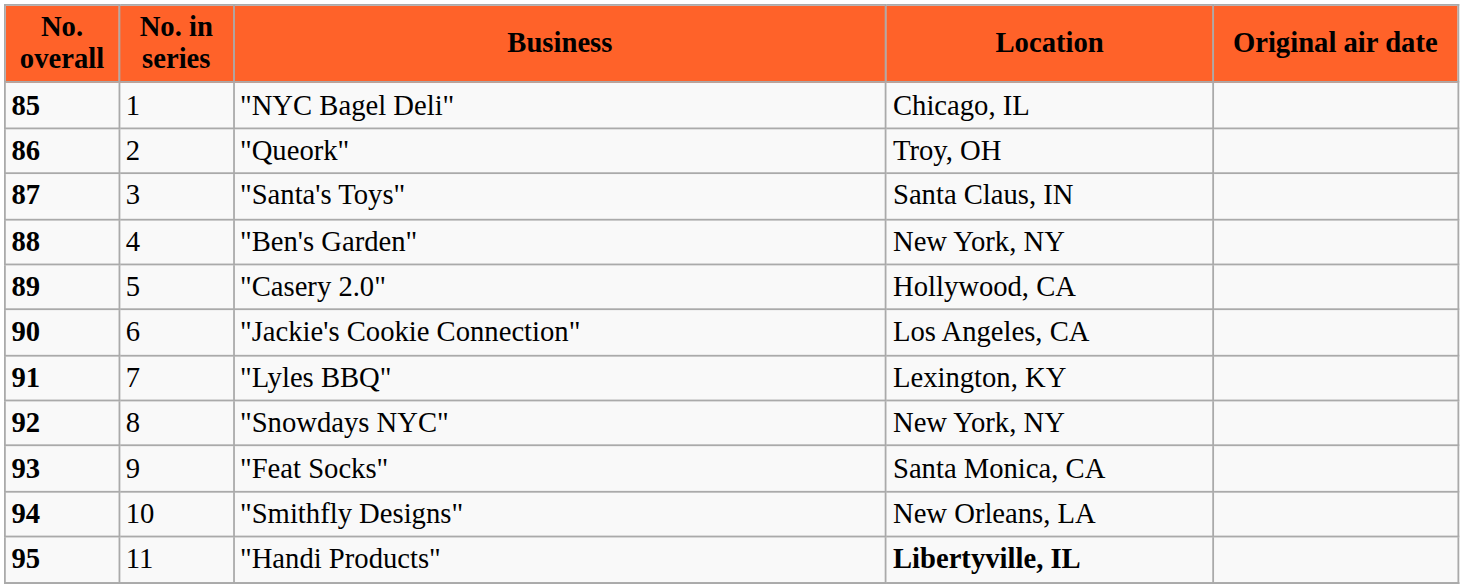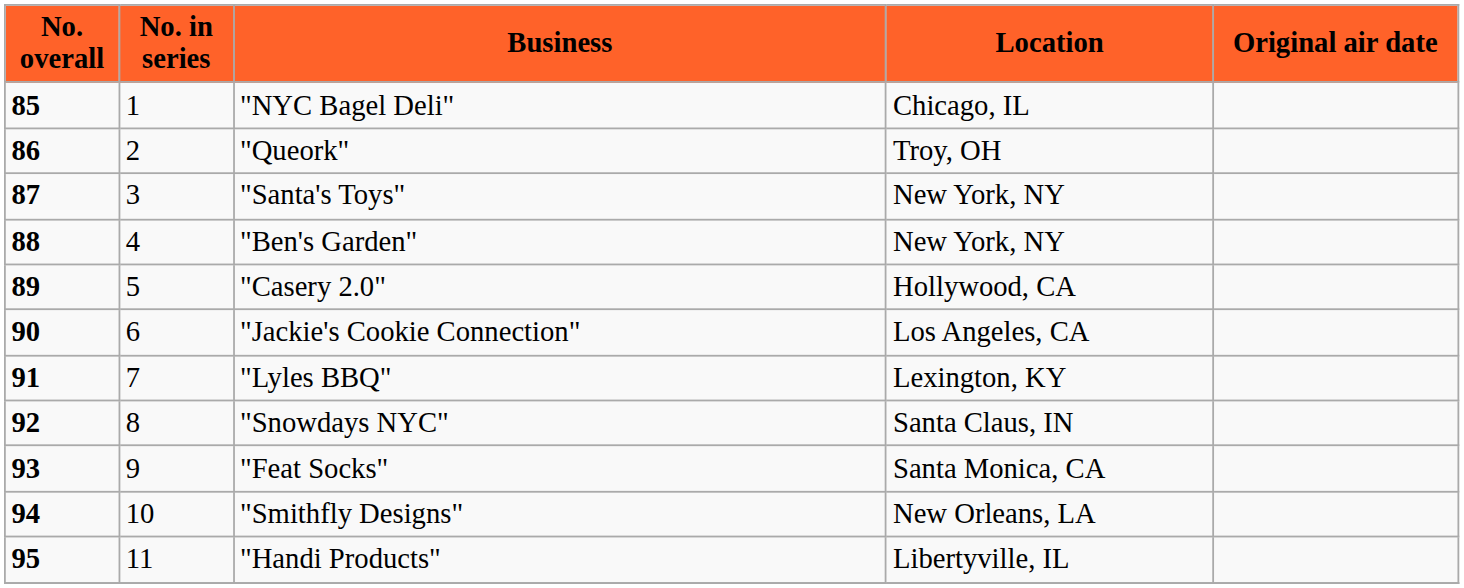(983, 195) Santa Claus, IN -> (979, 195) New York, NY
(979, 422) New York, NY -> (983, 422) Santa Claus, IN
(987, 559) bold -> (981, 559) normal
